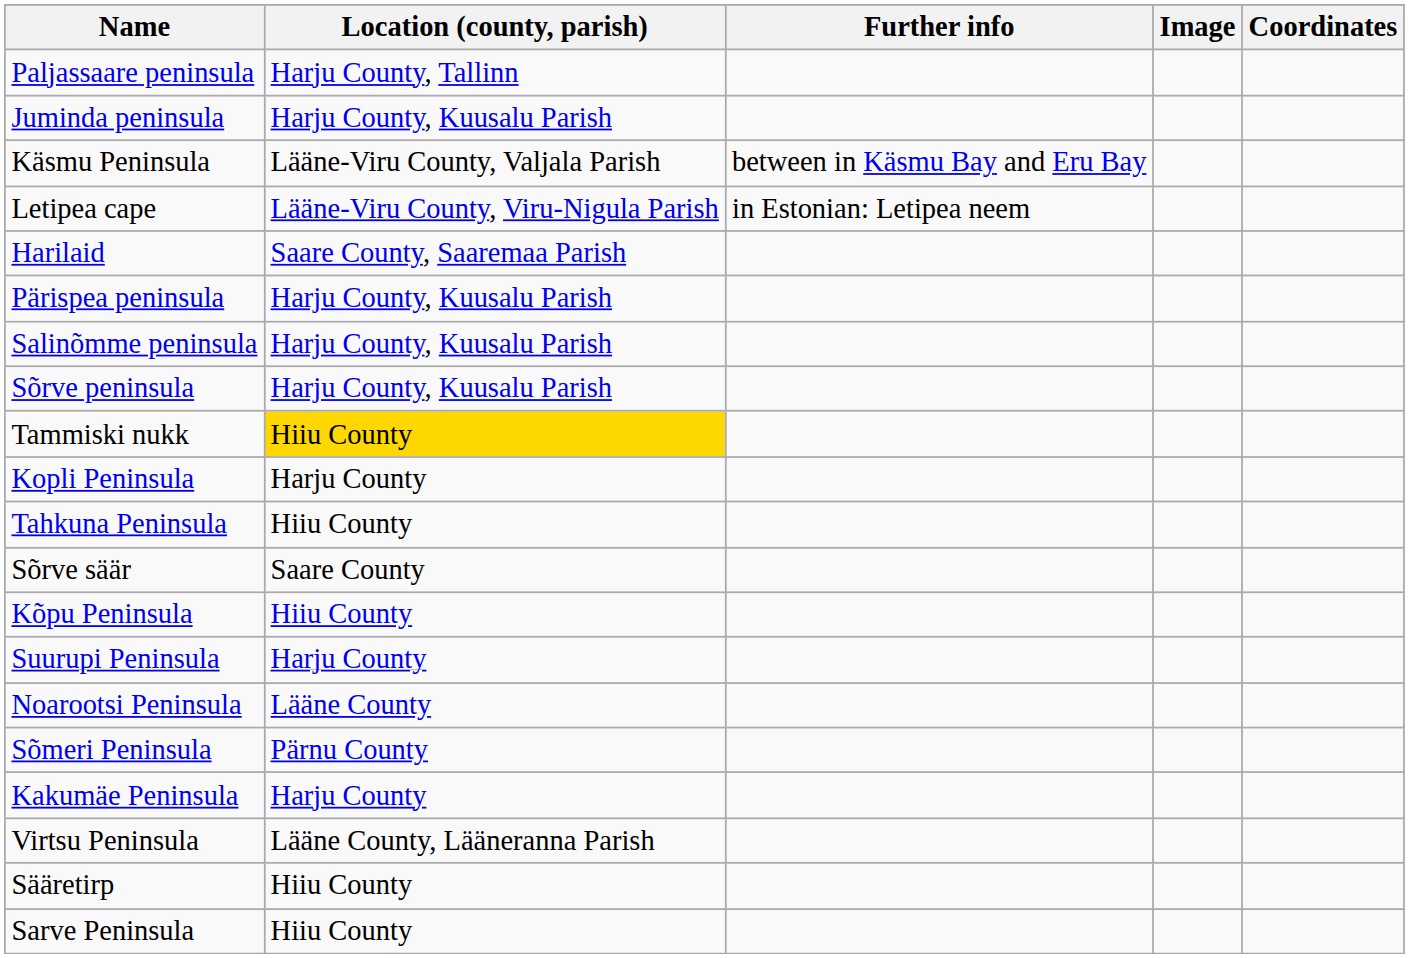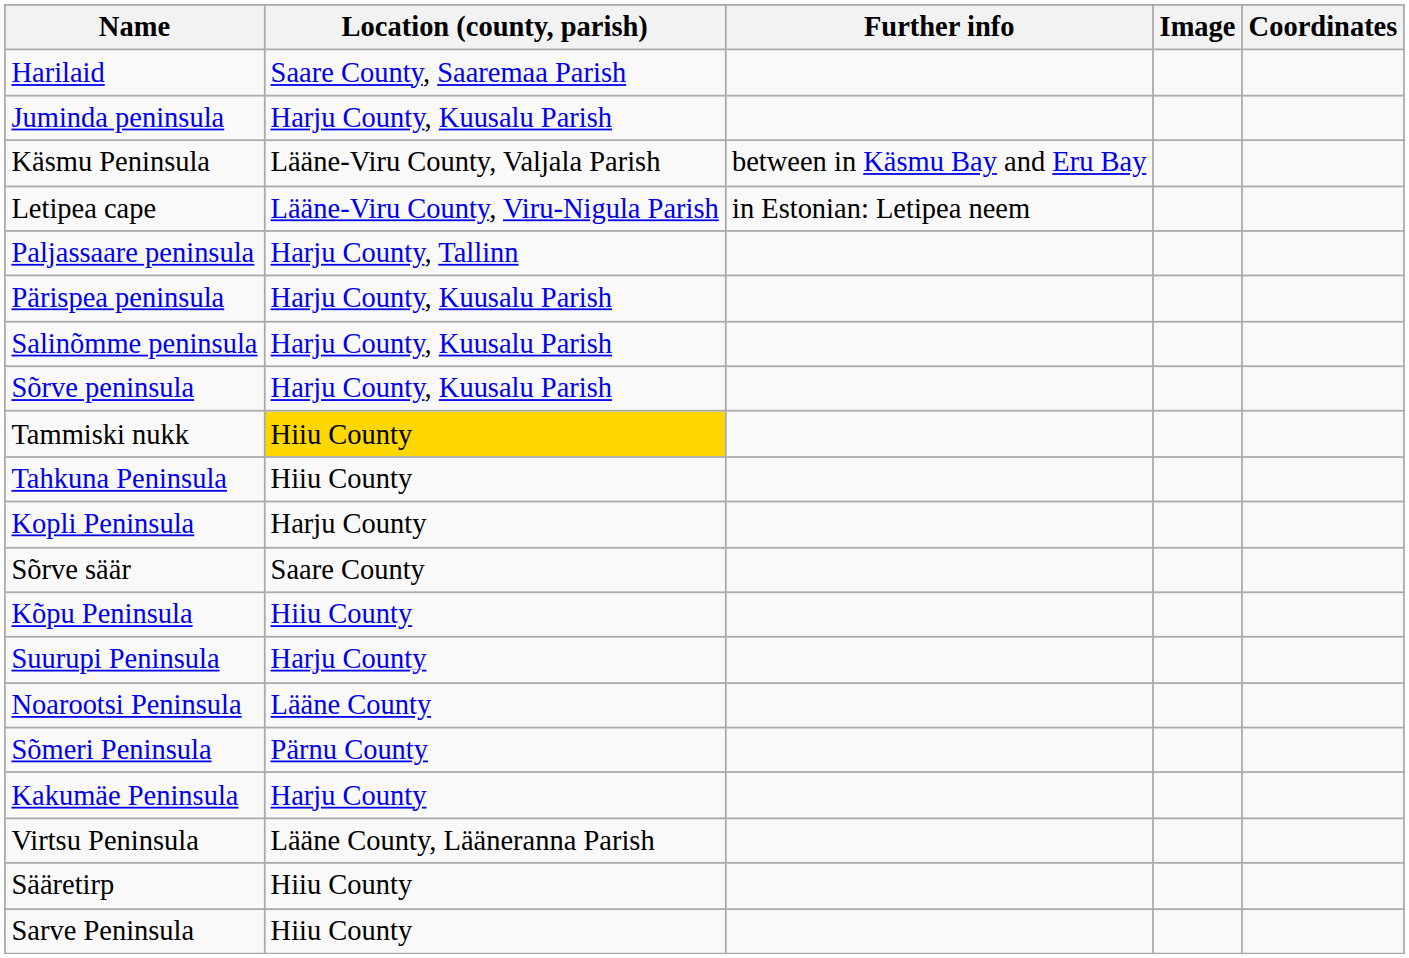rows swapped: (58, 252) <-> (133, 72)
rows swapped: (103, 478) <-> (119, 523)
